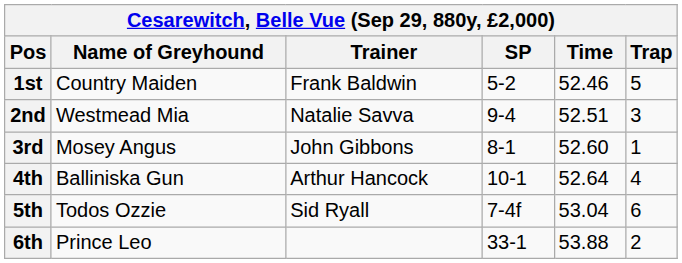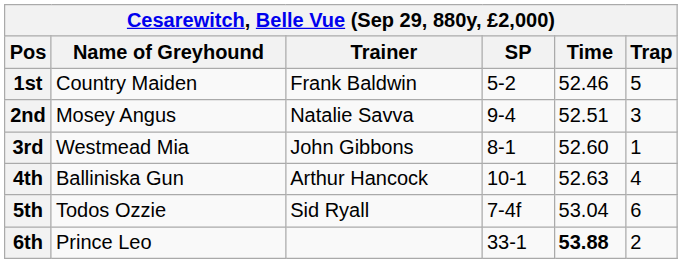(122, 115) Westmead Mia -> (116, 115) Mosey Angus
(116, 147) Mosey Angus -> (122, 147) Westmead Mia
(584, 178) 52.64 -> (584, 178) 52.63
(584, 242) normal -> (584, 242) bold
